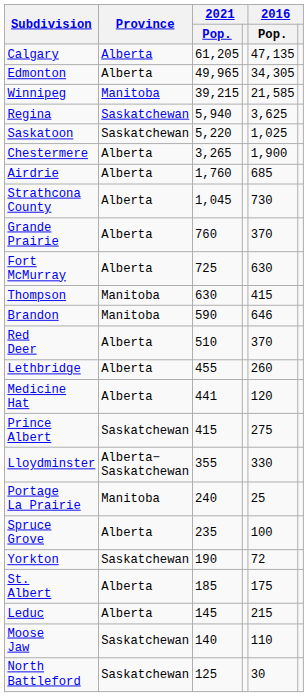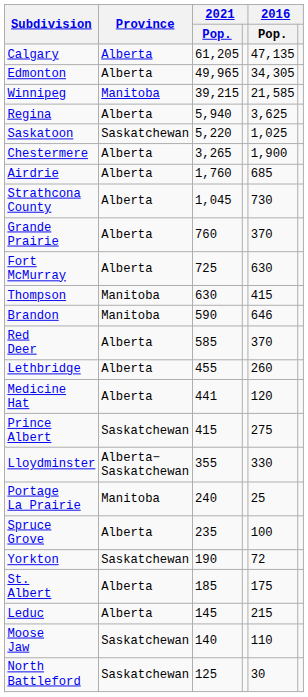(145, 114) Saskatchewan -> (127, 114) Alberta
(206, 343) 510 -> (206, 343) 585
